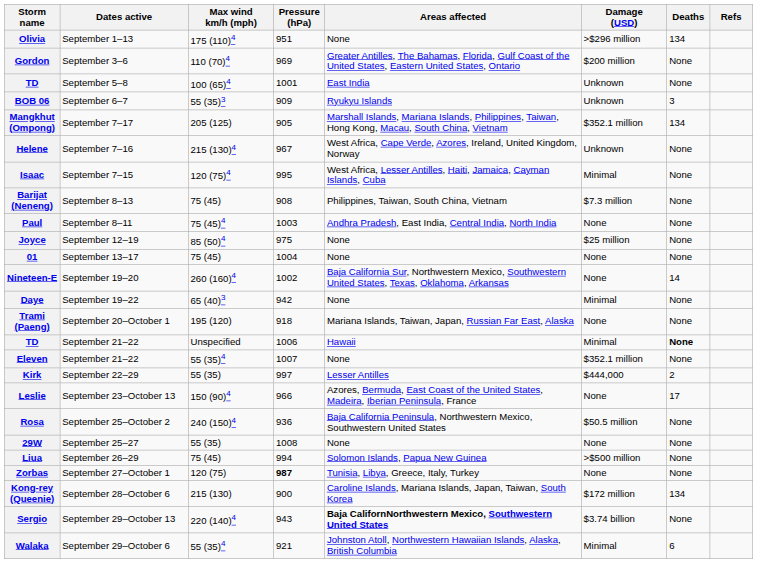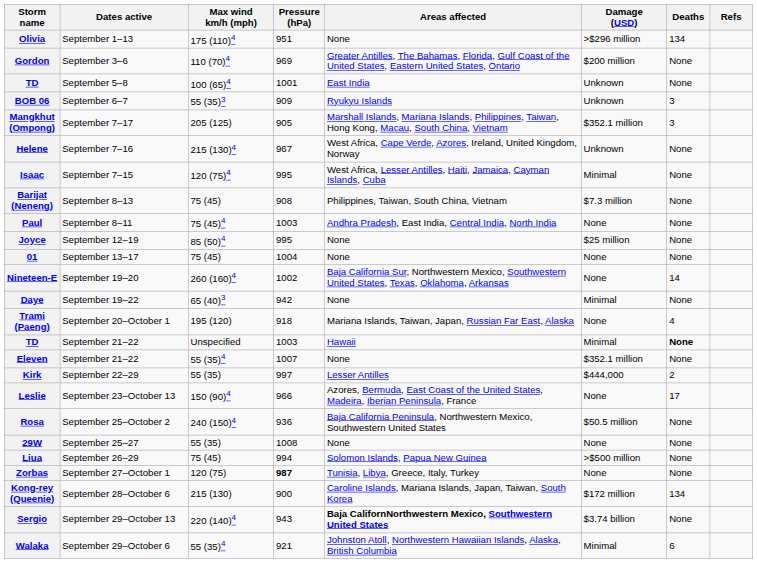(677, 123) 134 -> (672, 123) 3
(284, 240) 975 -> (284, 240) 995
(681, 321) None -> (672, 321) 4
(287, 342) 1006 -> (287, 342) 1003
